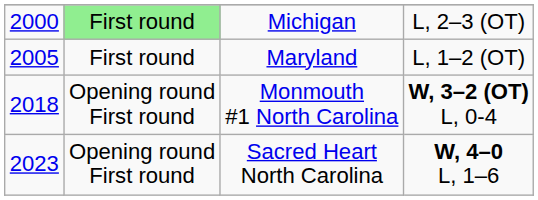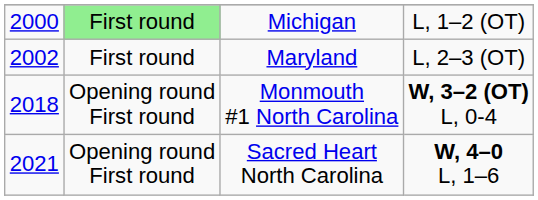(469, 22) L, 2–3 (OT) -> (469, 22) L, 1–2 (OT)
(34, 57) 2005 -> (34, 57) 2002
(469, 57) L, 1–2 (OT) -> (469, 57) L, 2–3 (OT)
(34, 164) 2023 -> (34, 164) 2021
